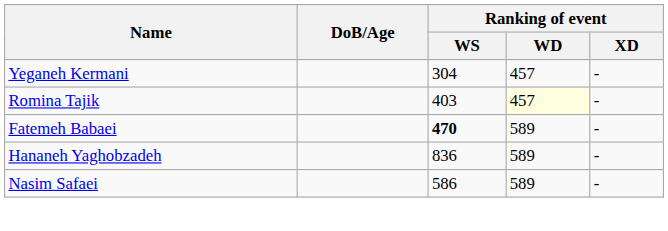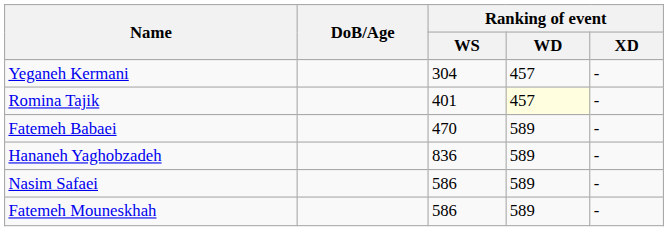(444, 101) 403 -> (444, 101) 401
(444, 128) bold -> (444, 128) normal
+ row: (82, 211)
